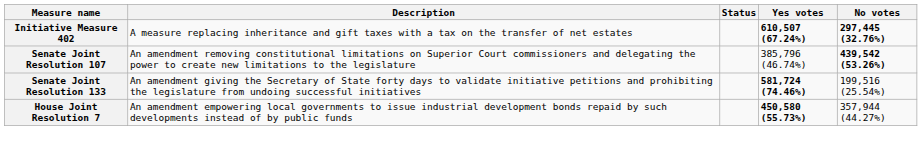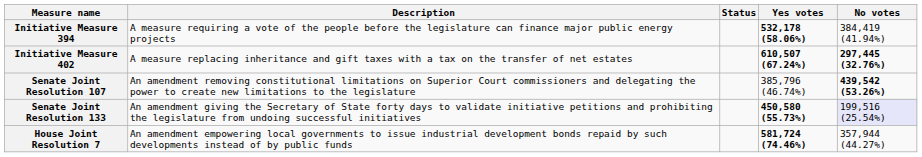+ row: (66, 33)
(784, 86) 581,724 (74.46%) -> (784, 112) 450,580 (55.73%)
(863, 86) no background -> (863, 112) lavender background
(784, 112) 450,580 (55.73%) -> (784, 139) 581,724 (74.46%)
